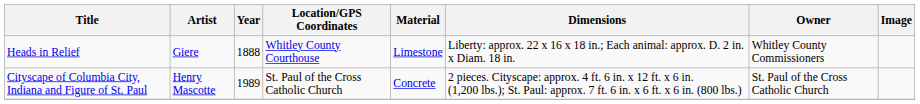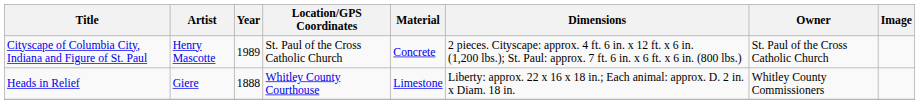rows swapped: (77, 83) <-> (43, 51)
